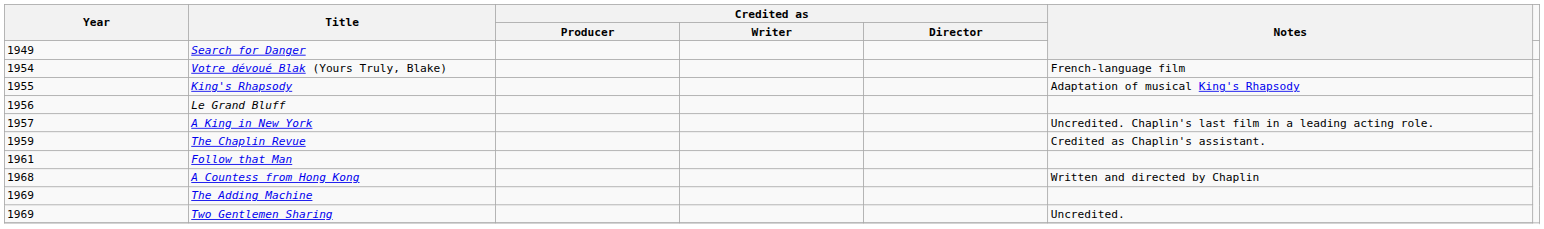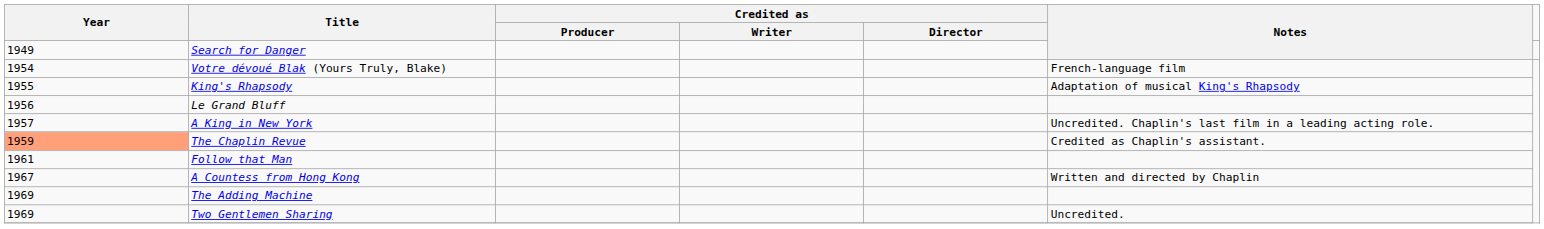(21, 141) no background -> (21, 141) lightsalmon background
(21, 178) 1968 -> (21, 178) 1967
